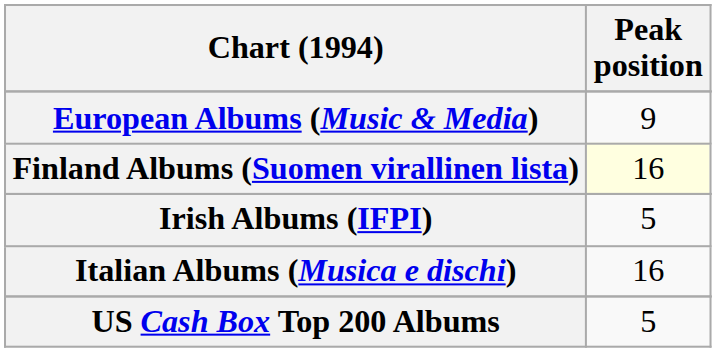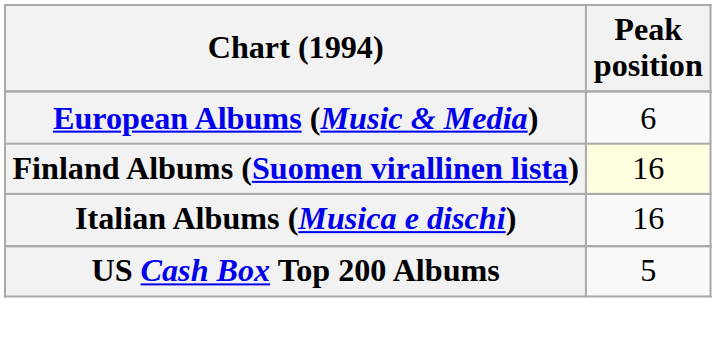(648, 117) 9 -> (648, 117) 6
- row: (296, 219)
